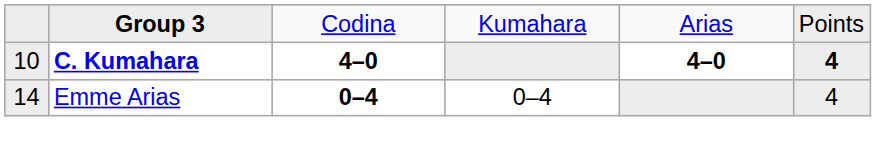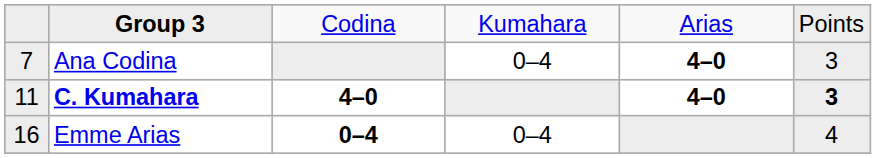+ row: (115, 61)
(27, 61) 10 -> (27, 98) 11
(831, 61) 4 -> (831, 98) 3
(27, 98) 14 -> (27, 135) 16
